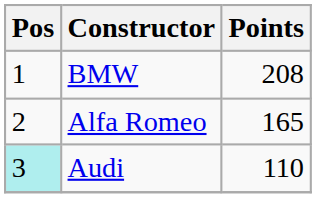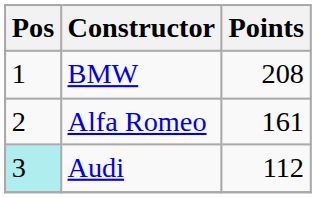(283, 120) 165 -> (283, 120) 161
(283, 167) 110 -> (283, 167) 112
